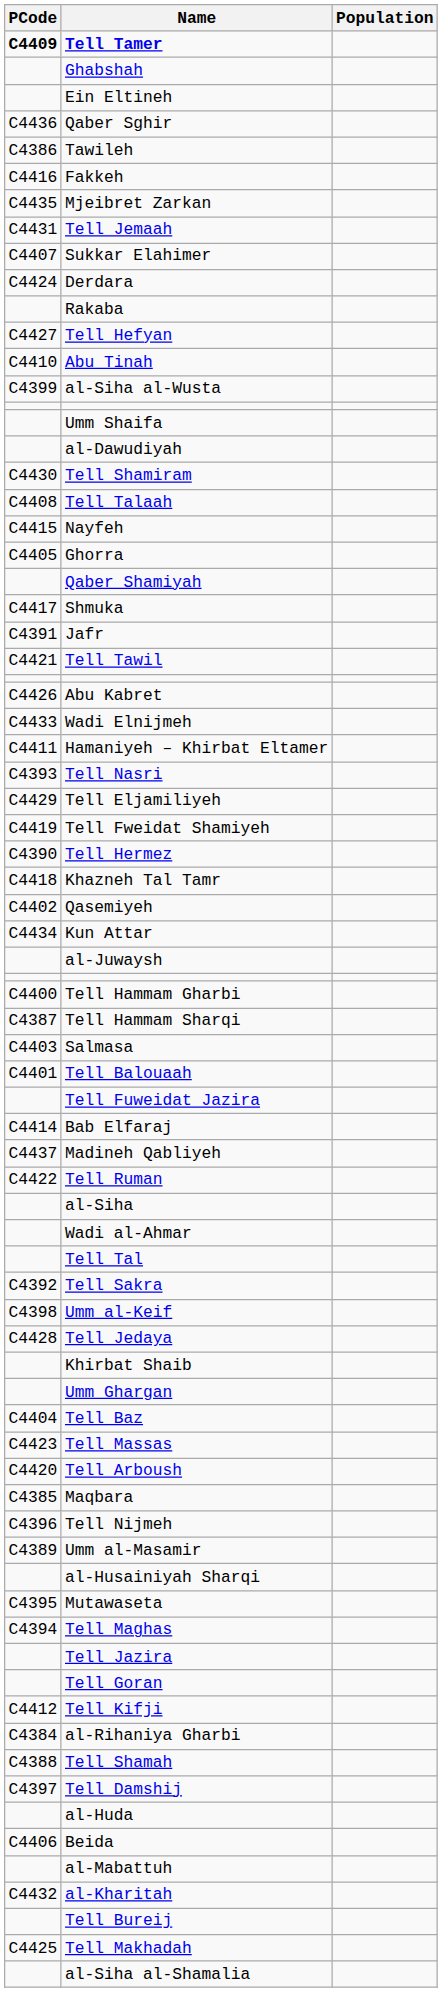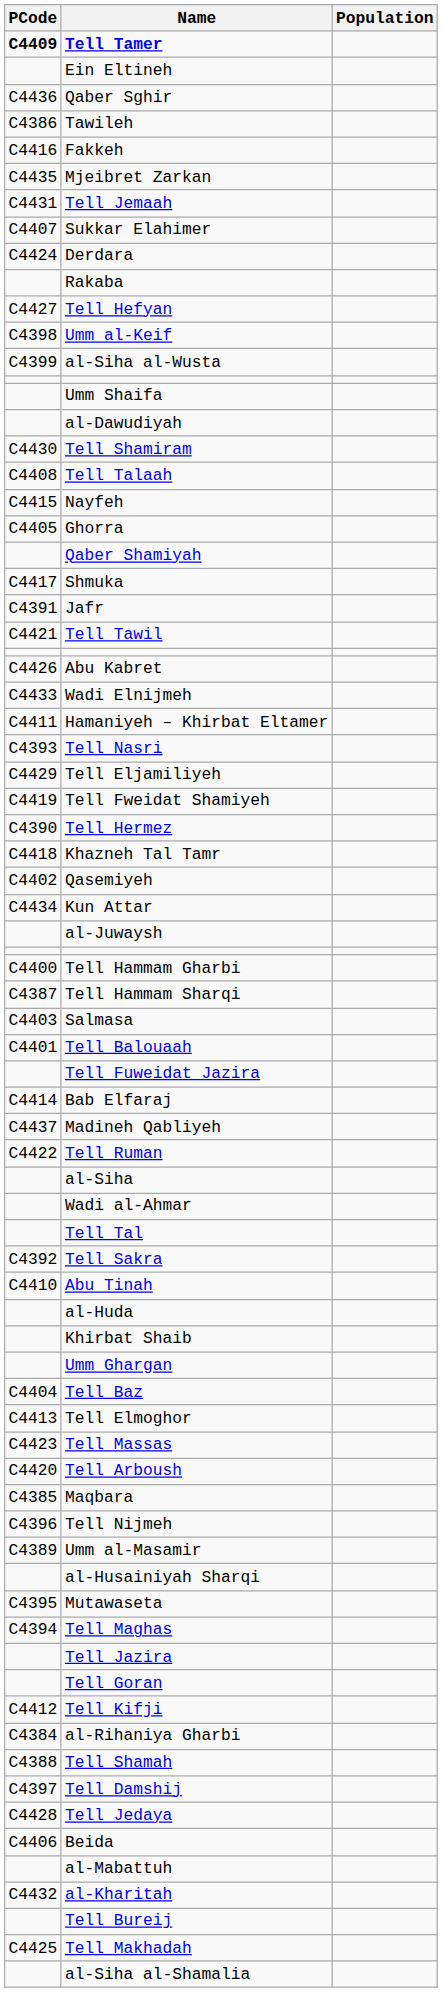- row: (33, 71)
rows swapped: (33, 1312) <-> (33, 362)
rows swapped: (33, 1339) <-> (33, 1816)
+ row: (33, 1418)
